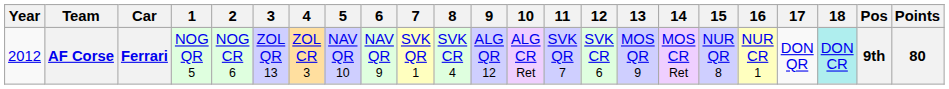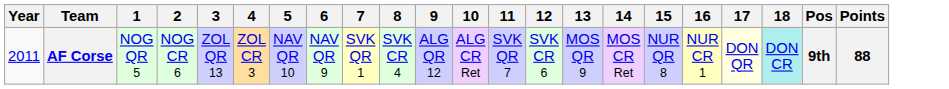- column: (144, 16)
(25, 56) 2012 -> (24, 56) 2011
(797, 56) no background -> (742, 56) lightyellow background
(917, 56) 80 -> (862, 56) 88
